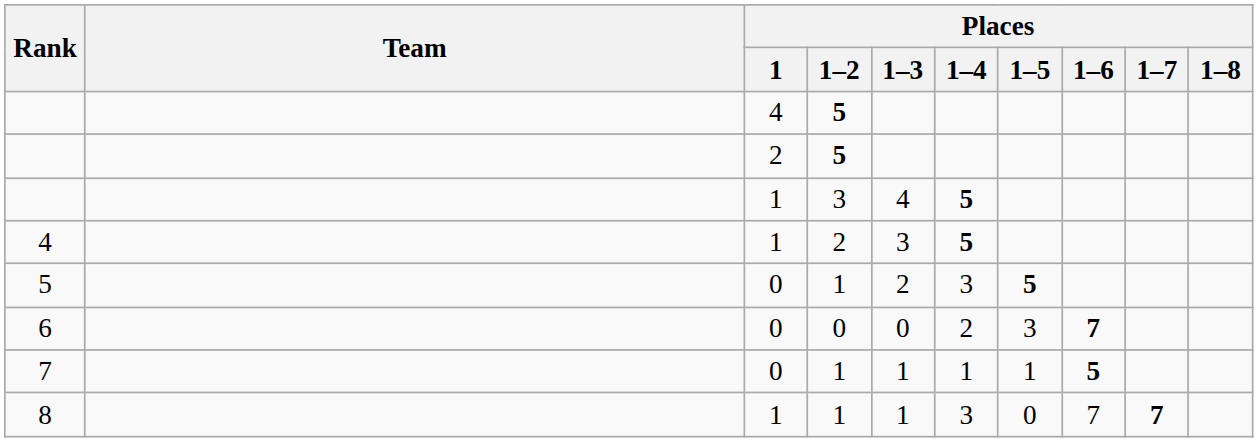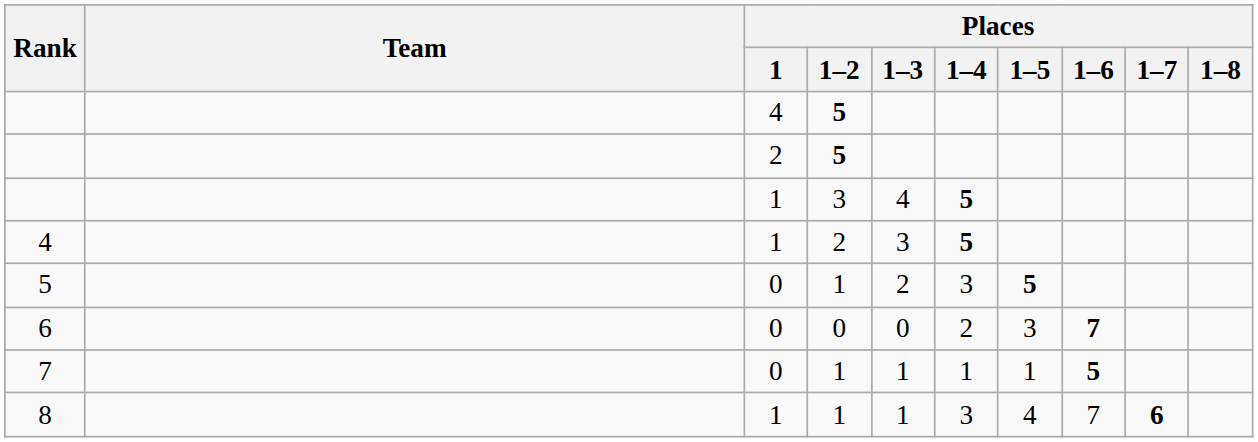(1030, 414) 0 -> (1030, 414) 4
(1157, 414) 7 -> (1157, 414) 6
